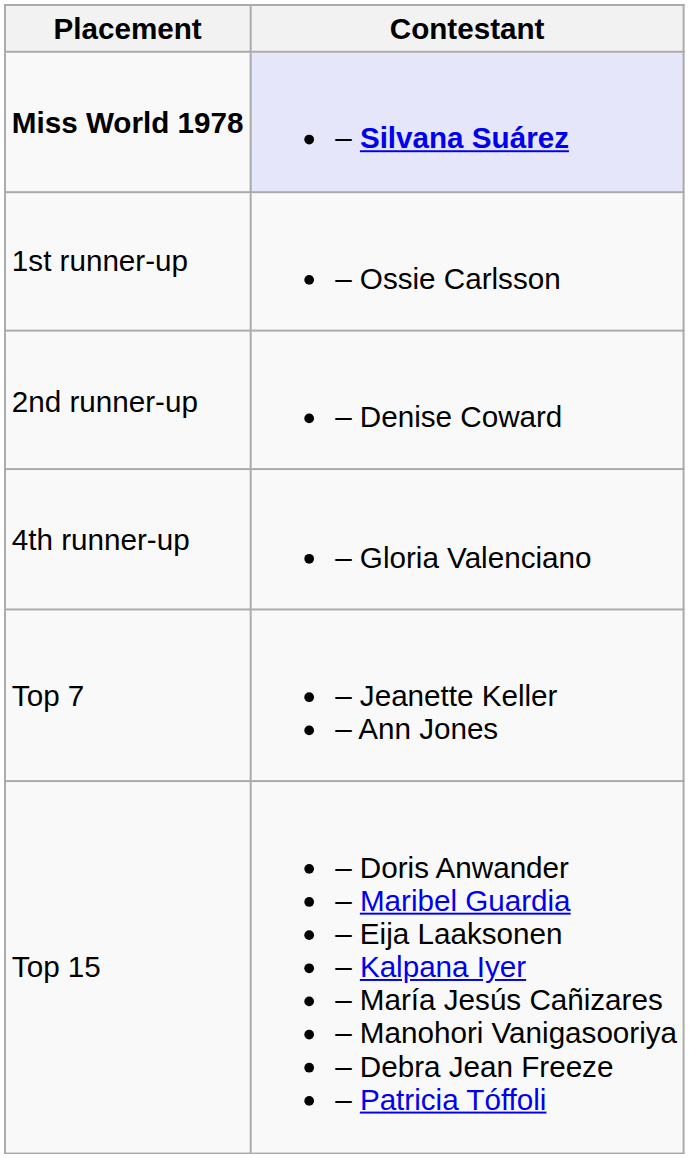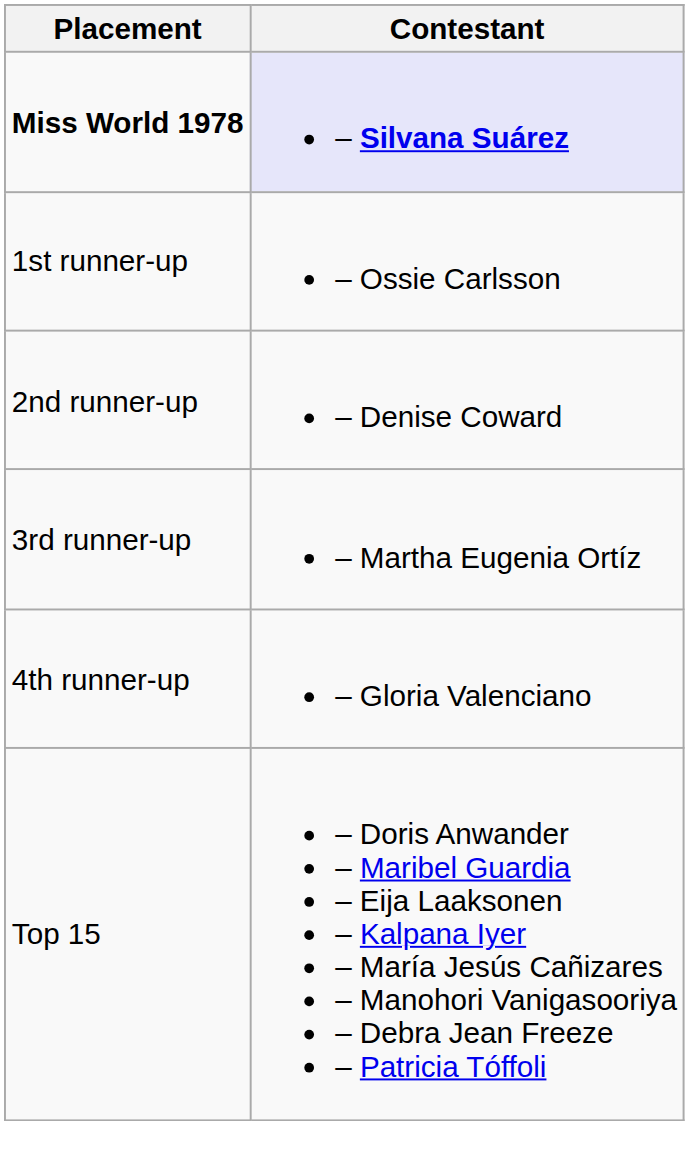+ row: (102, 540)
- row: (48, 696)
